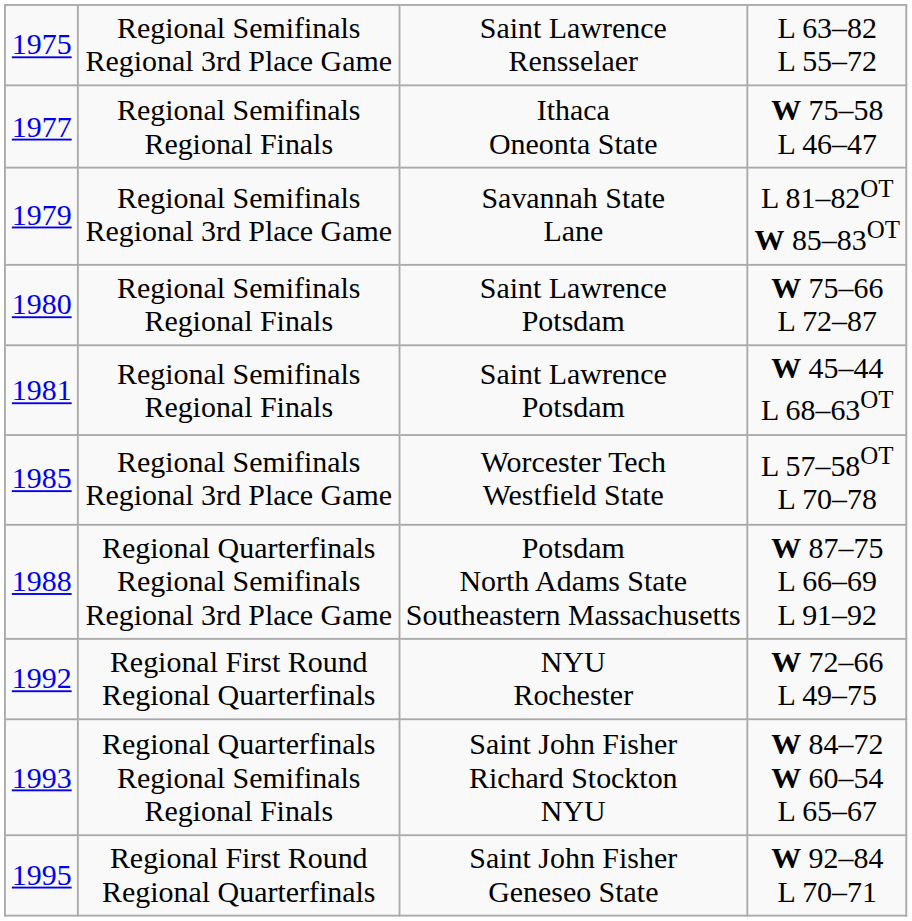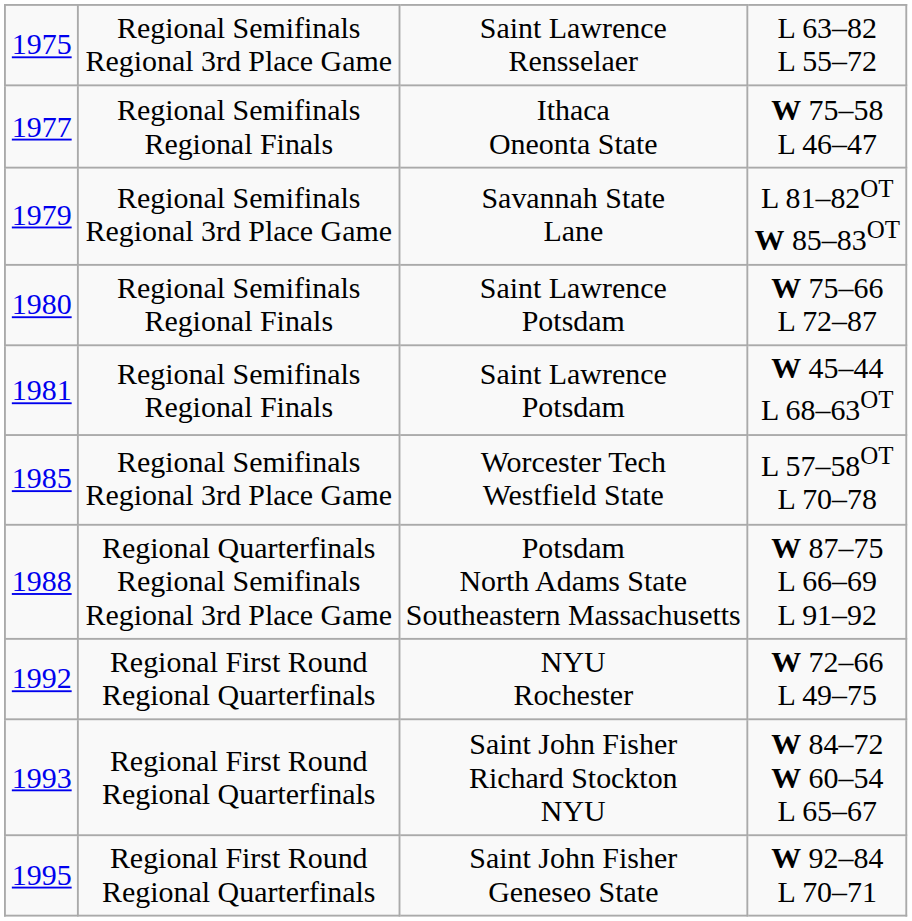(239, 776) Regional Quarterfinals Regional Semifinals Regional Finals -> (239, 776) Regional First Round Regional Quarterfinals
